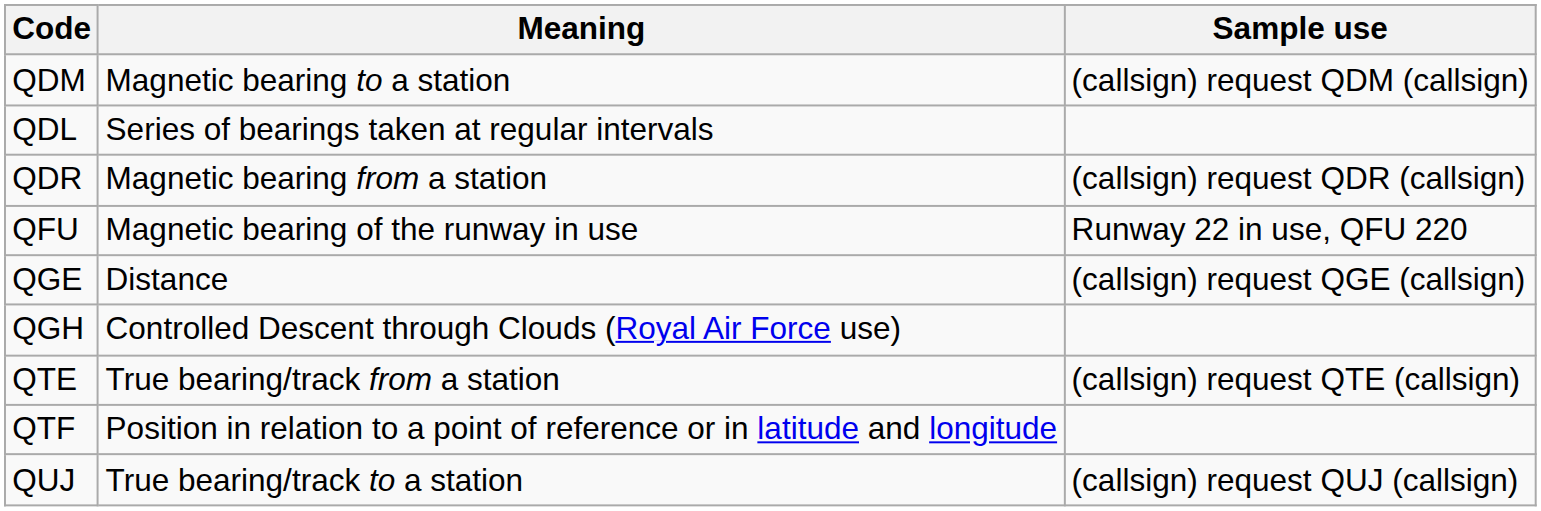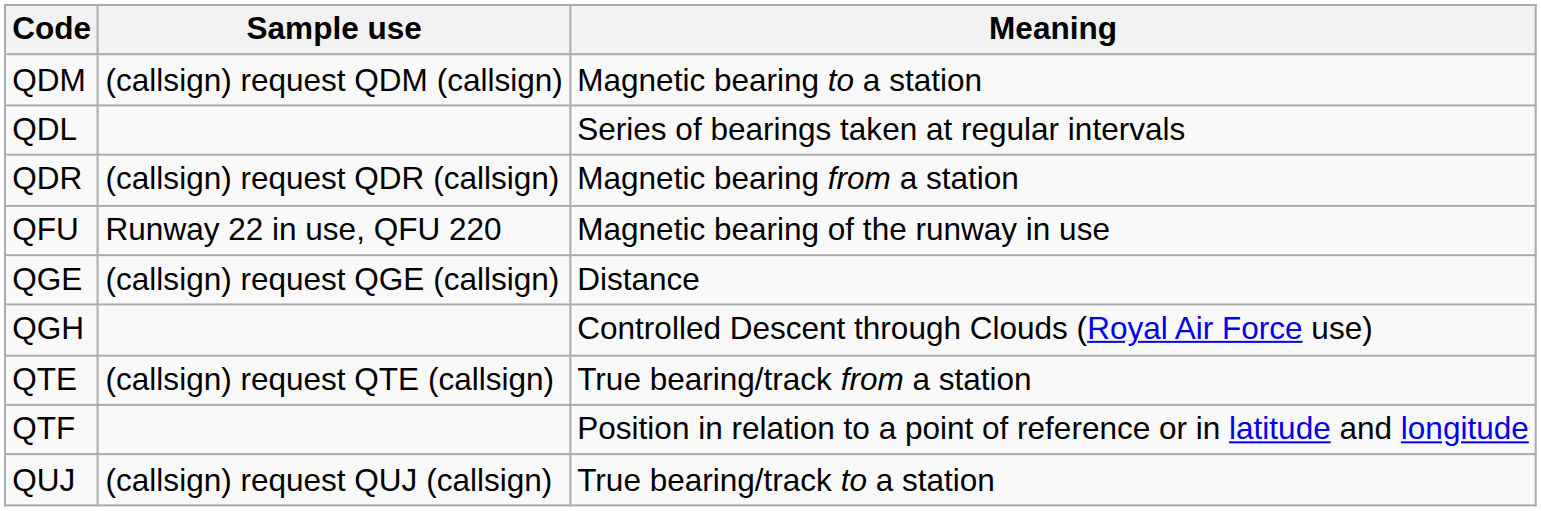columns swapped: (581, 29) <-> (1300, 29)
